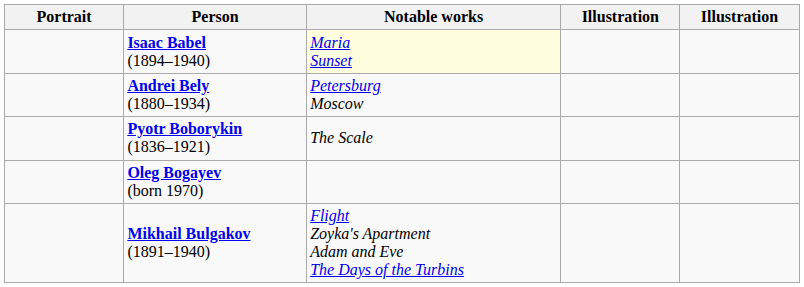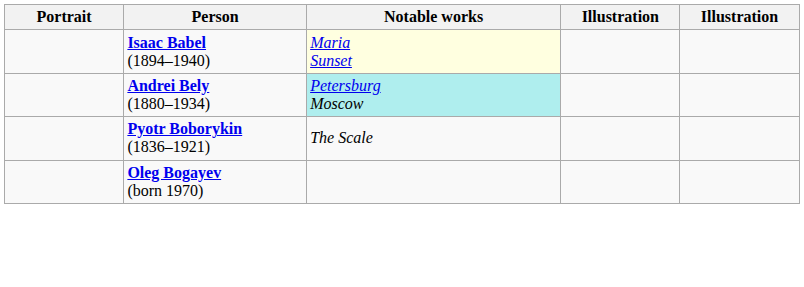(345, 94) no background -> (345, 94) paleturquoise background
- row: (189, 243)
